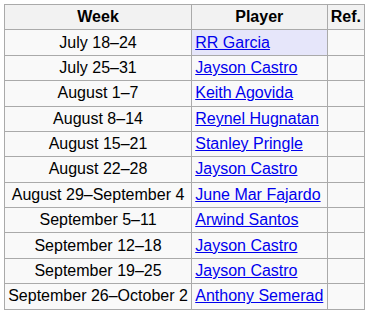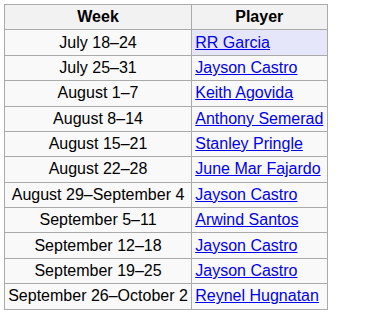- column: (346, 17)
(257, 118) Reynel Hugnatan -> (259, 118) Anthony Semerad
(246, 169) Jayson Castro -> (258, 169) June Mar Fajardo
(258, 194) June Mar Fajardo -> (246, 194) Jayson Castro
(259, 296) Anthony Semerad -> (257, 296) Reynel Hugnatan
